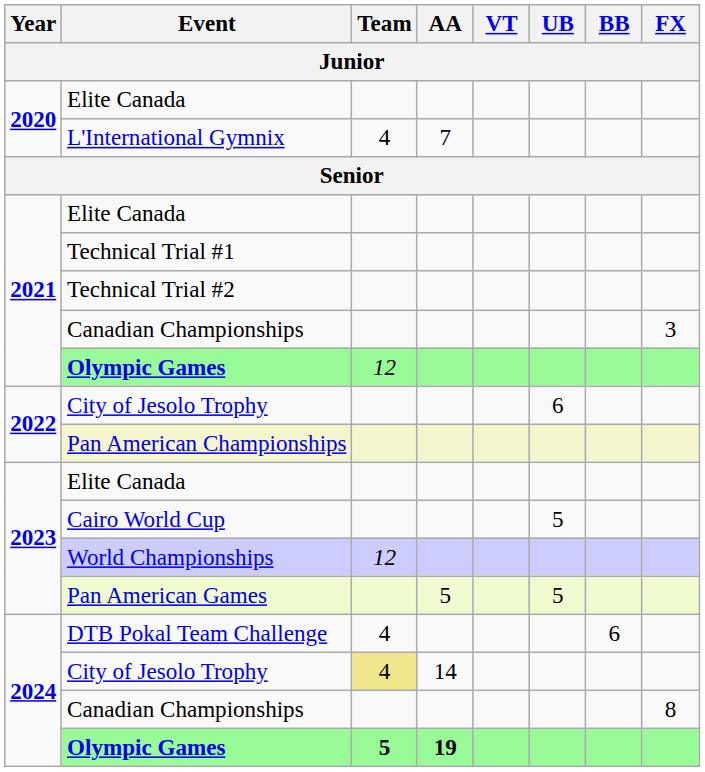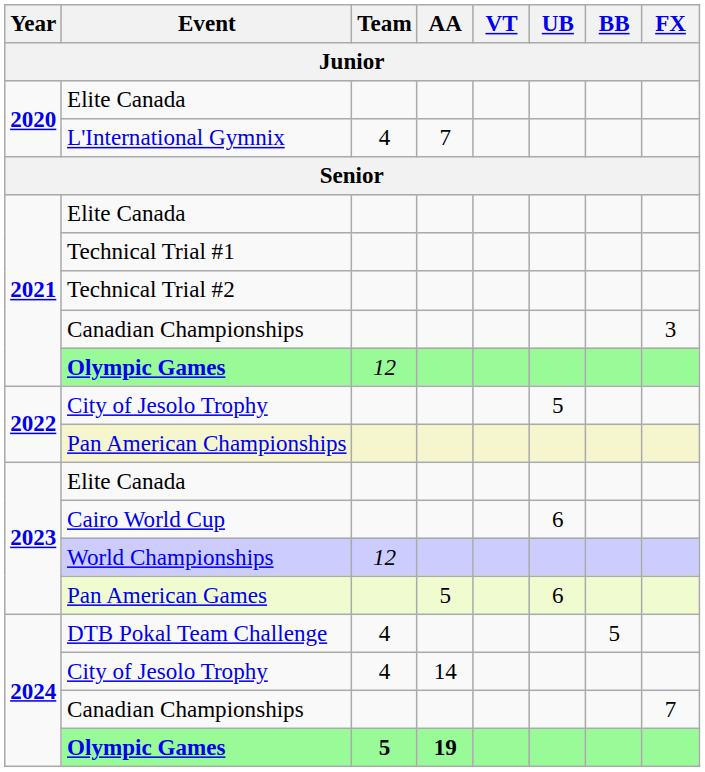(558, 404) 6 -> (558, 404) 5
(558, 518) 5 -> (558, 518) 6
(558, 595) 5 -> (558, 595) 6
(614, 633) 6 -> (614, 633) 5
(384, 671) khaki background -> (384, 671) no background
(671, 709) 8 -> (671, 709) 7
